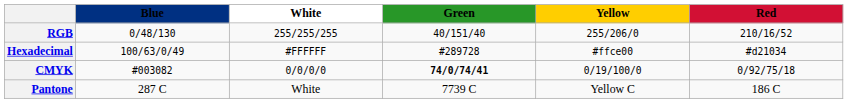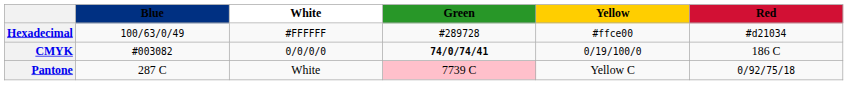- row: (60, 32)
(766, 70) 0/92/75/18 -> (766, 51) 186 C
(459, 88) no background -> (459, 70) pink background
(766, 88) 186 C -> (766, 70) 0/92/75/18
